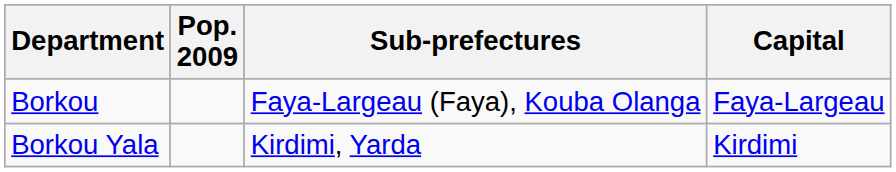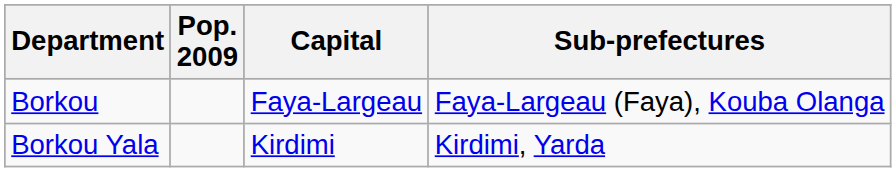columns swapped: (799, 41) <-> (476, 41)
